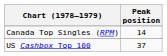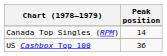(141, 45) 37 -> (141, 45) 36
